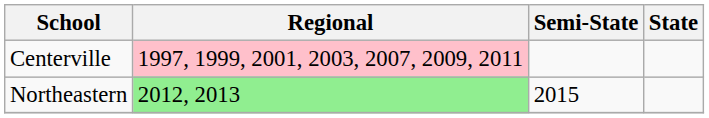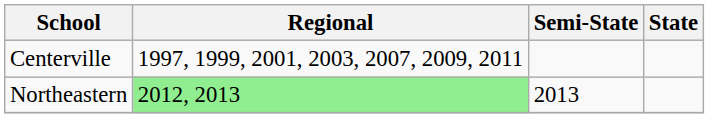(330, 58) pink background -> (330, 58) no background
(556, 94) 2015 -> (556, 94) 2013
